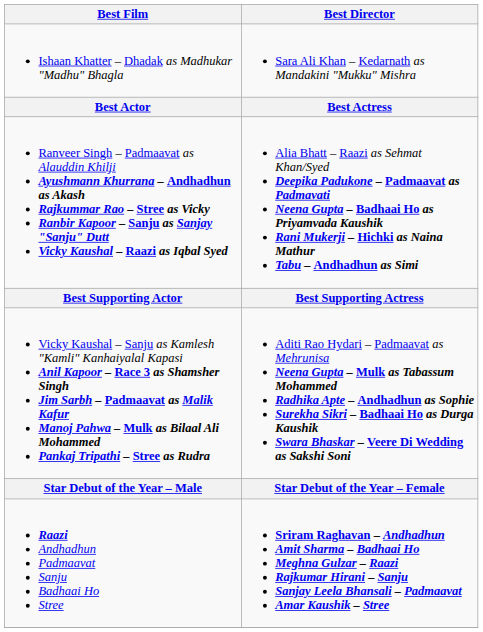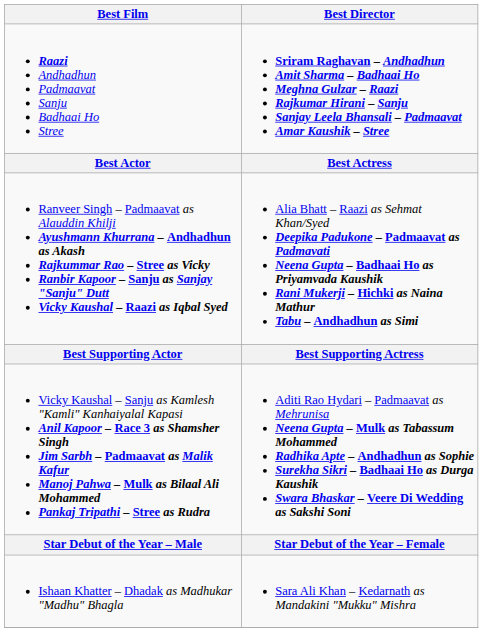rows swapped: (123, 570) <-> (123, 68)
